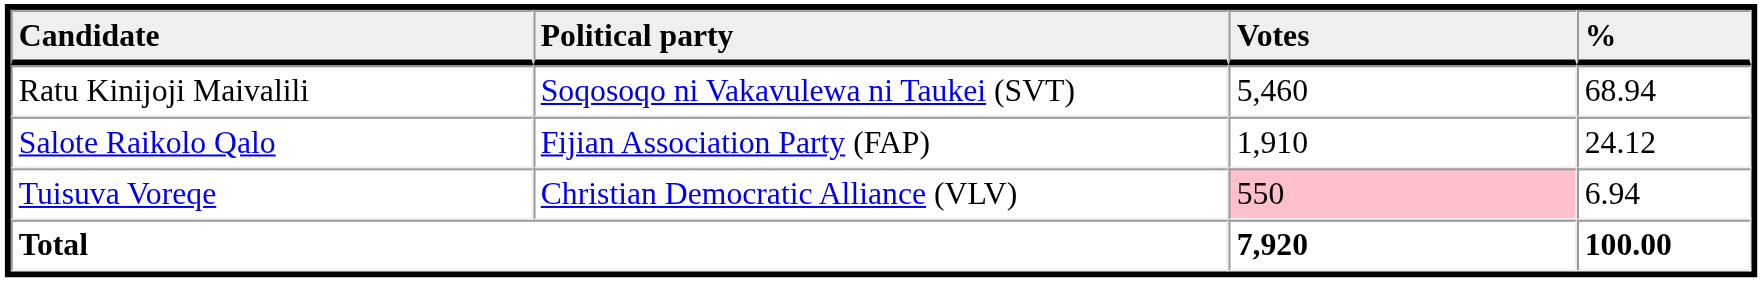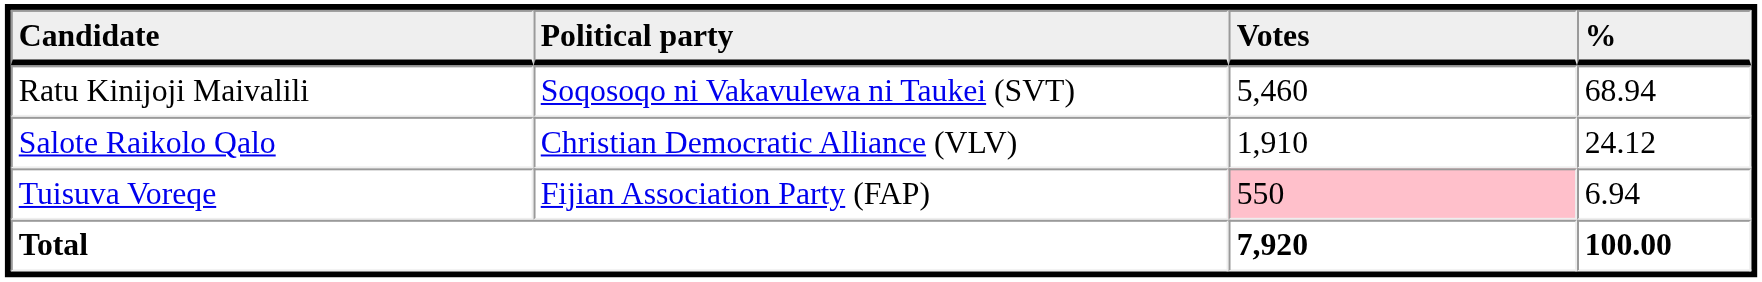(735, 142) Fijian Association Party (FAP) -> (779, 142) Christian Democratic Alliance (VLV)
(779, 193) Christian Democratic Alliance (VLV) -> (735, 193) Fijian Association Party (FAP)
